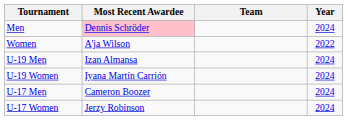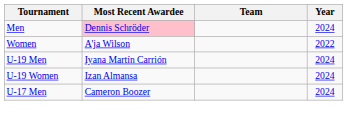(111, 60) Izan Almansa -> (126, 60) Iyana Martín Carrión
(126, 76) Iyana Martín Carrión -> (111, 76) Izan Almansa
- row: (33, 108)
